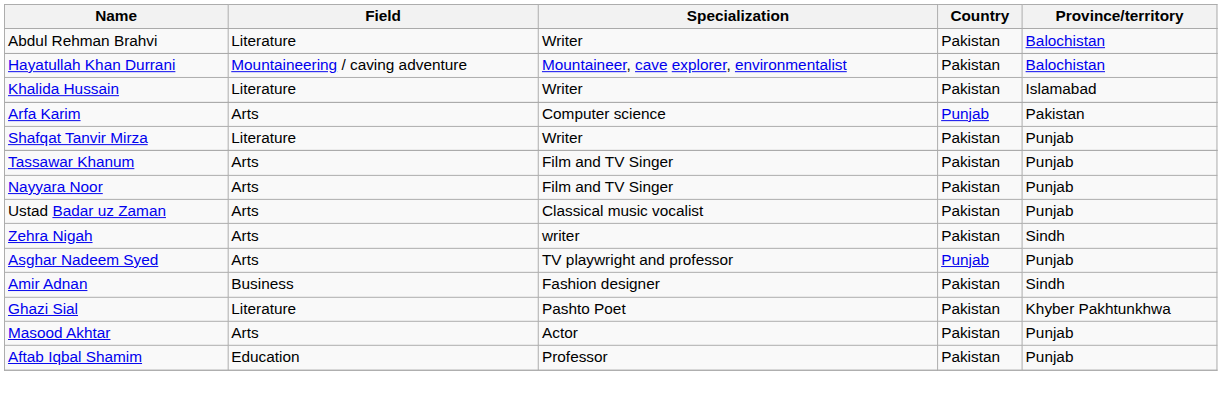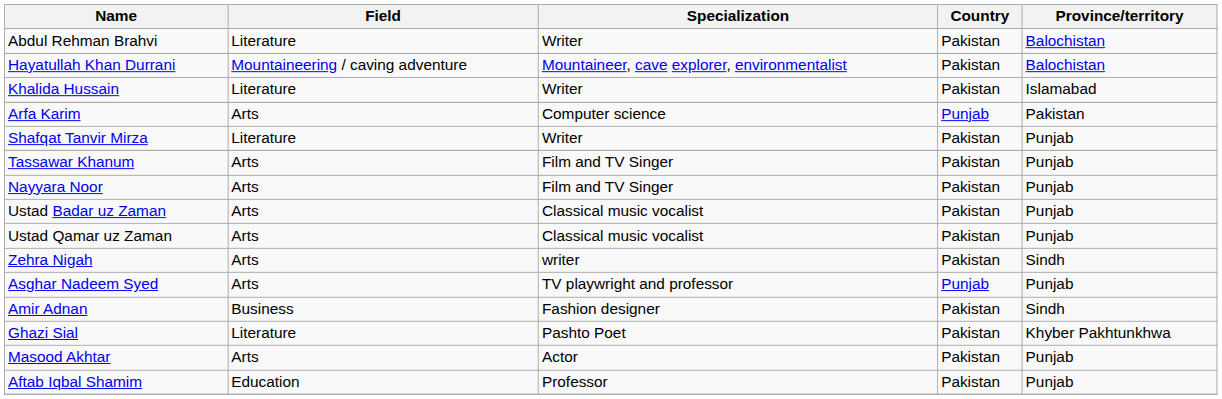+ row: (90, 235)
